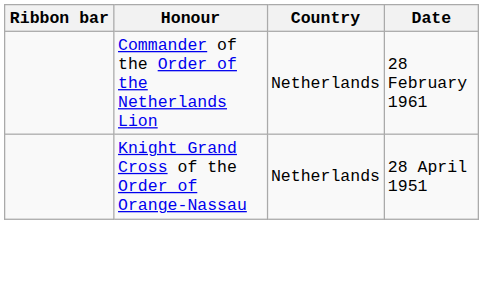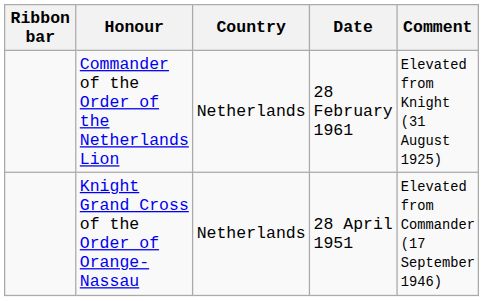+ column: (438, 28)
